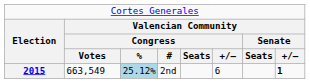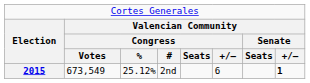(86, 71) 663,549 -> (86, 71) 673,549
(139, 71) lightblue background -> (139, 71) no background
